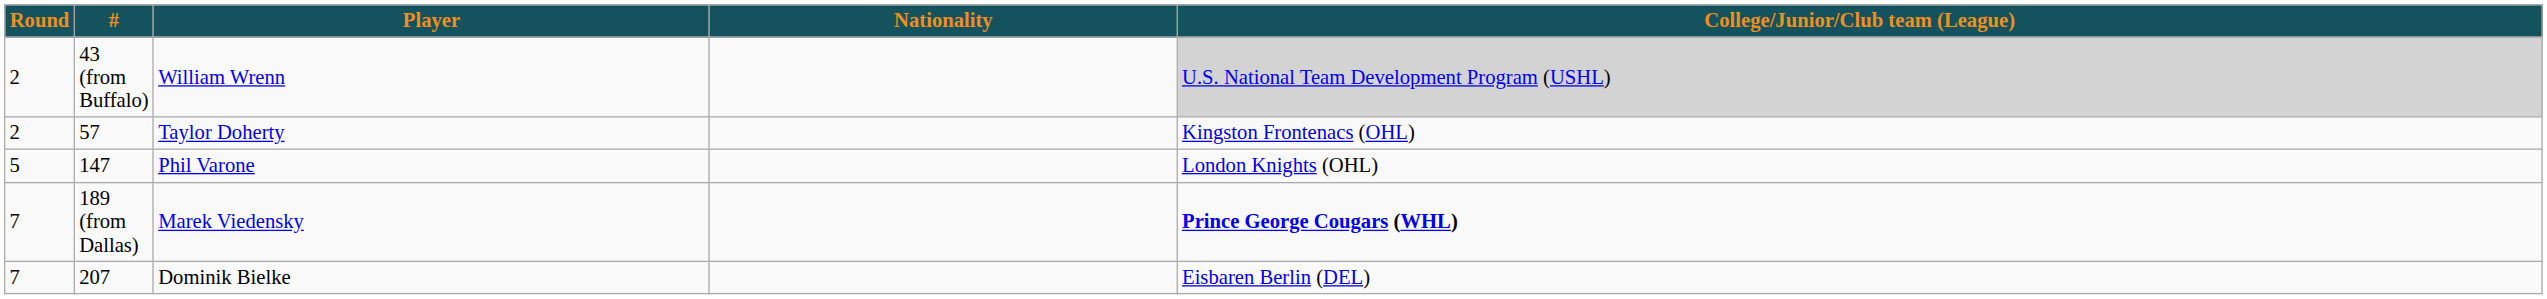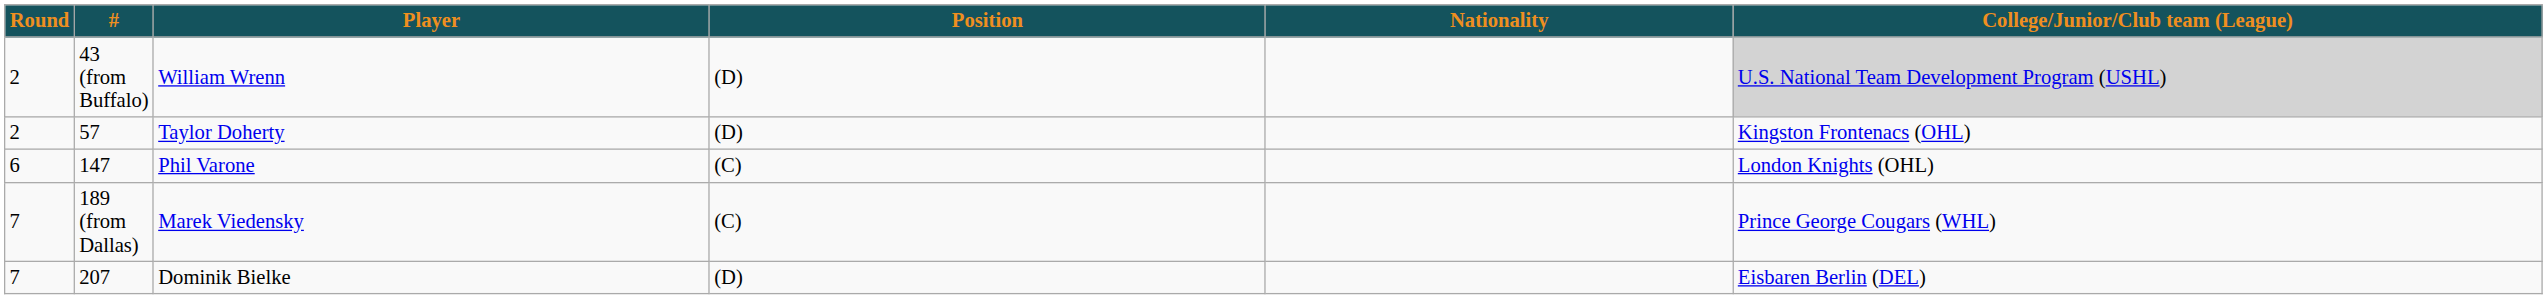+ column: (987, 20)
(15, 165) 5 -> (15, 165) 6
(1320, 221) bold -> (1867, 221) normal
